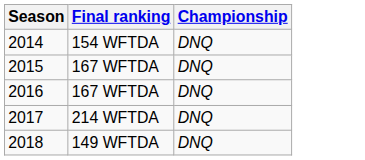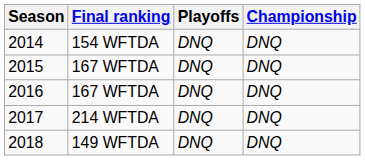+ column: (208, 17)
